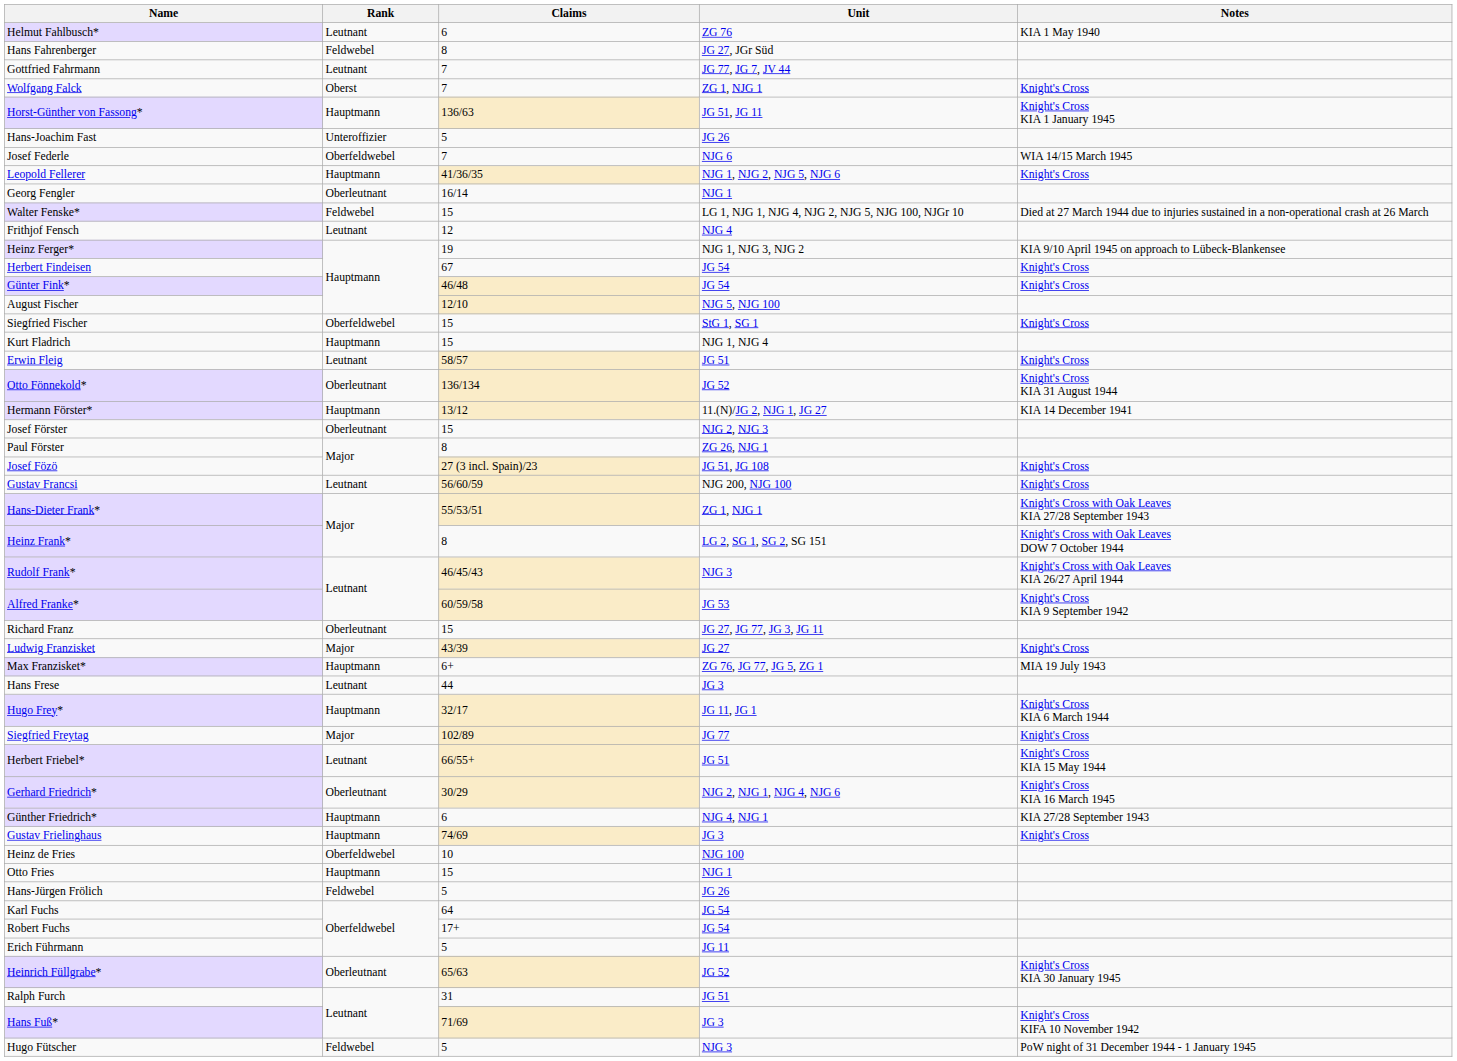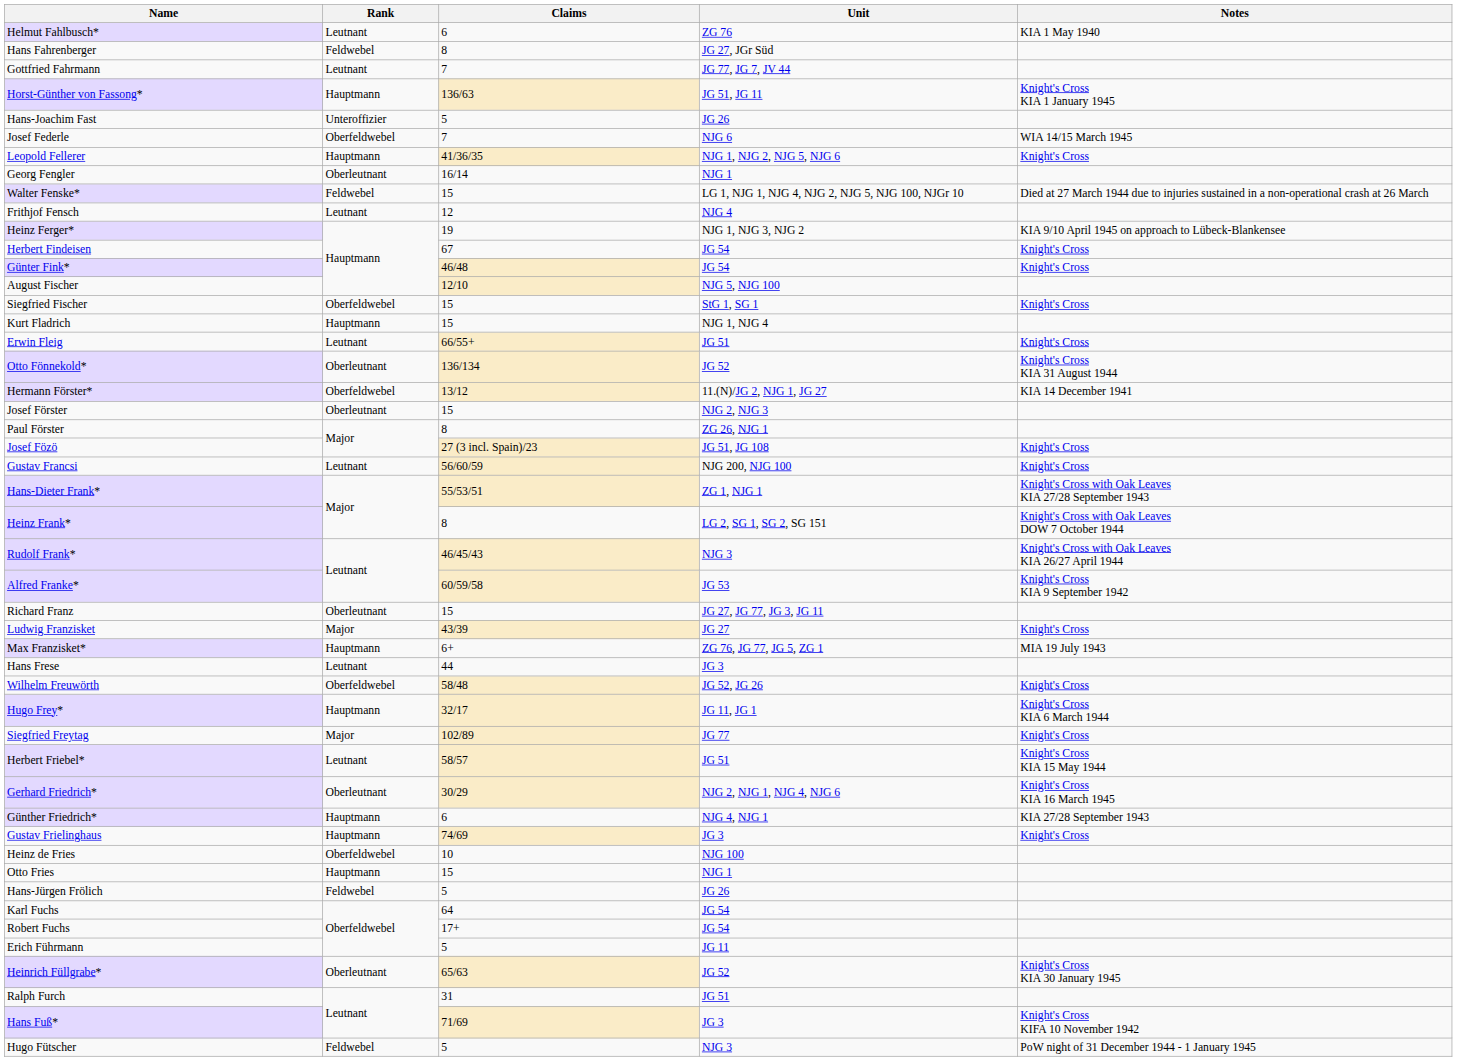- row: (44, 87)
(455, 360) 58/57 -> (458, 341) 66/55+
(353, 410) Hauptmann -> (360, 391) Oberfeldwebel
+ row: (53, 685)
(458, 760) 66/55+ -> (455, 760) 58/57
